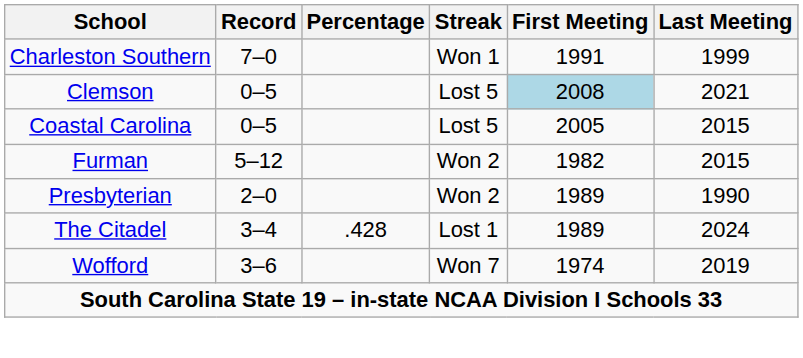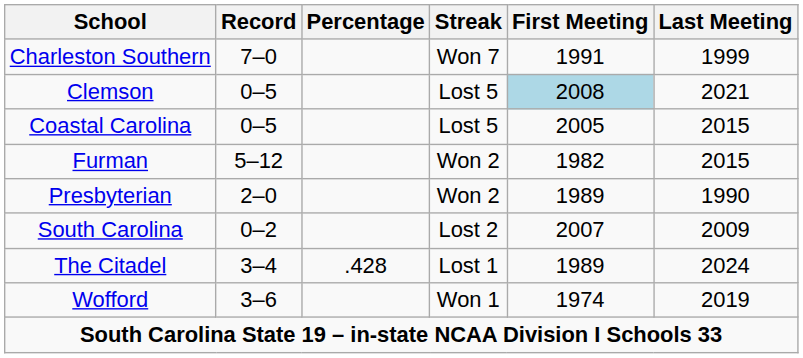(468, 56) Won 1 -> (468, 56) Won 7
+ row: (110, 230)
(468, 265) Won 7 -> (468, 299) Won 1
